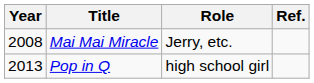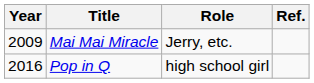(25, 41) 2008 -> (25, 41) 2009
(25, 66) 2013 -> (25, 66) 2016
